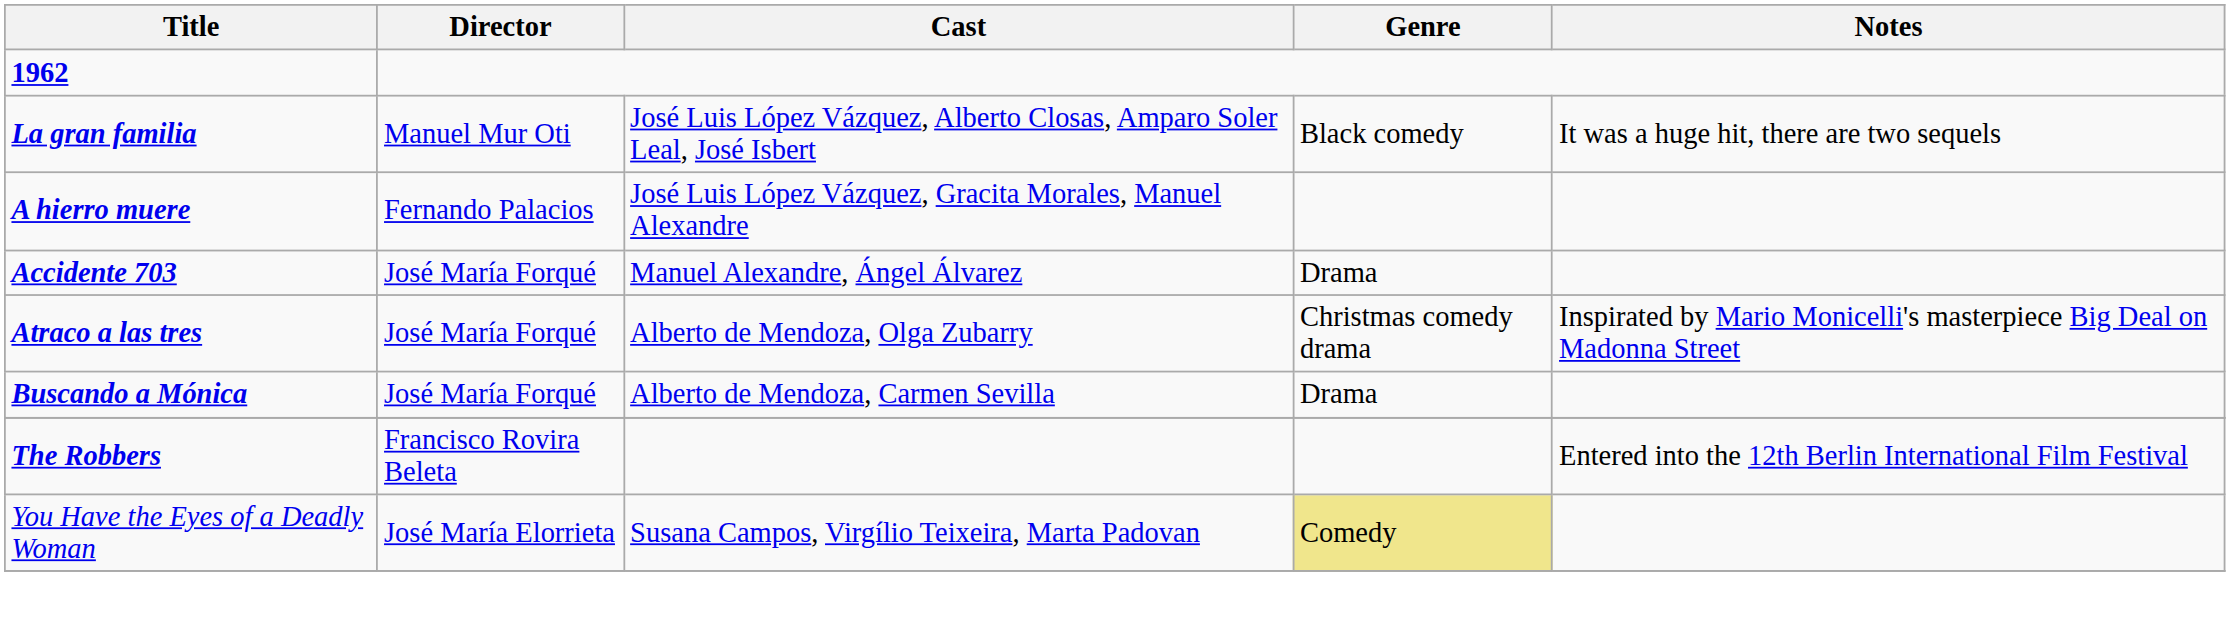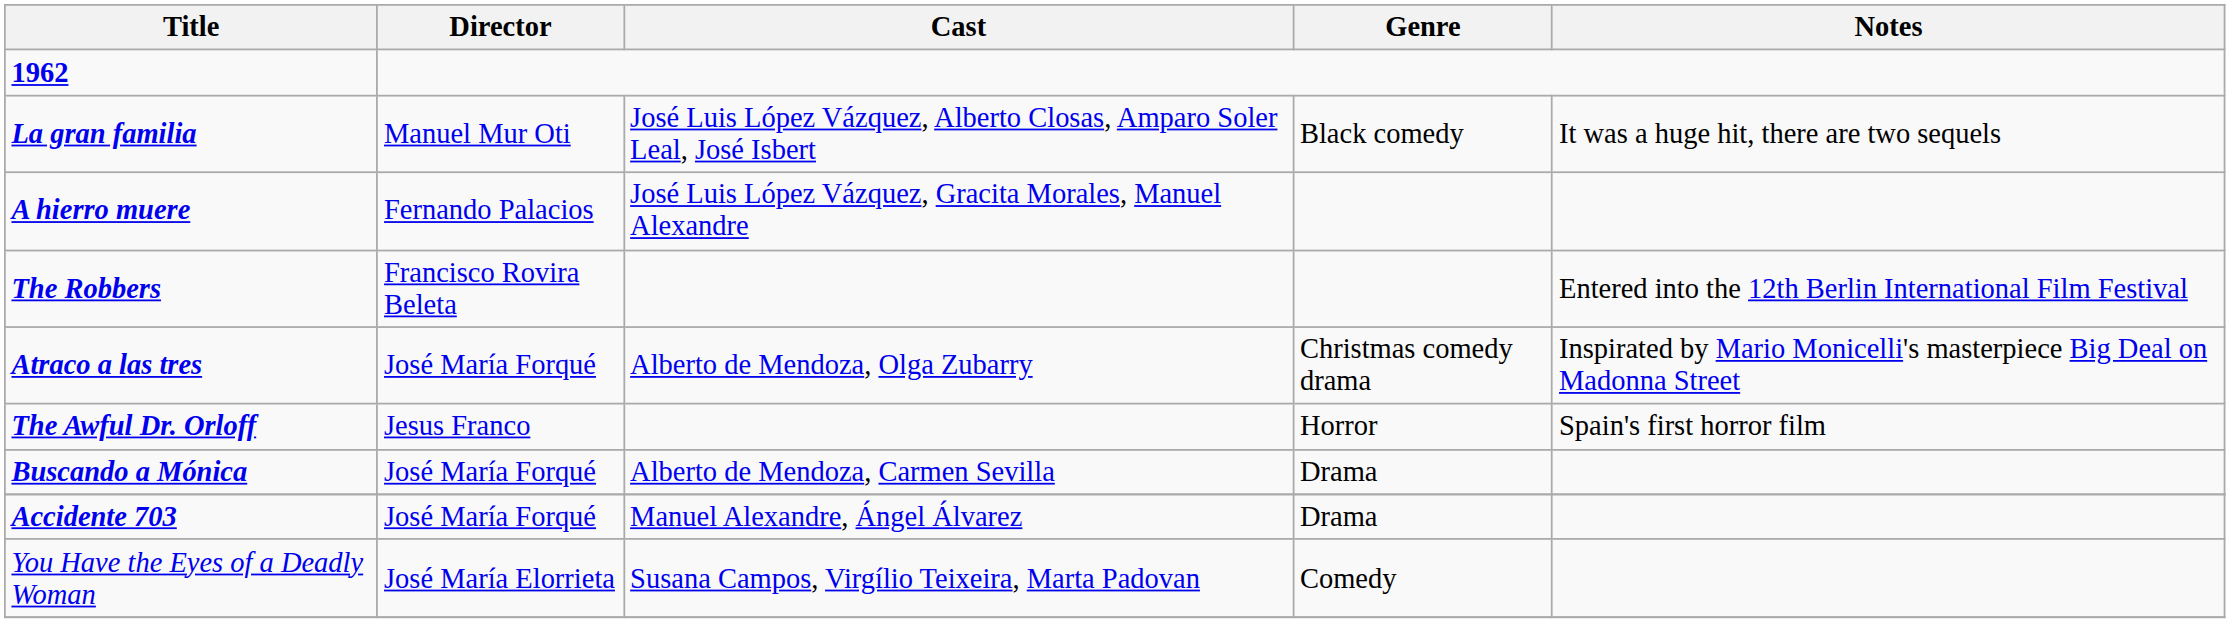rows swapped: (94, 271) <-> (86, 455)
+ row: (134, 426)
(1348, 532) khaki background -> (1348, 577) no background
